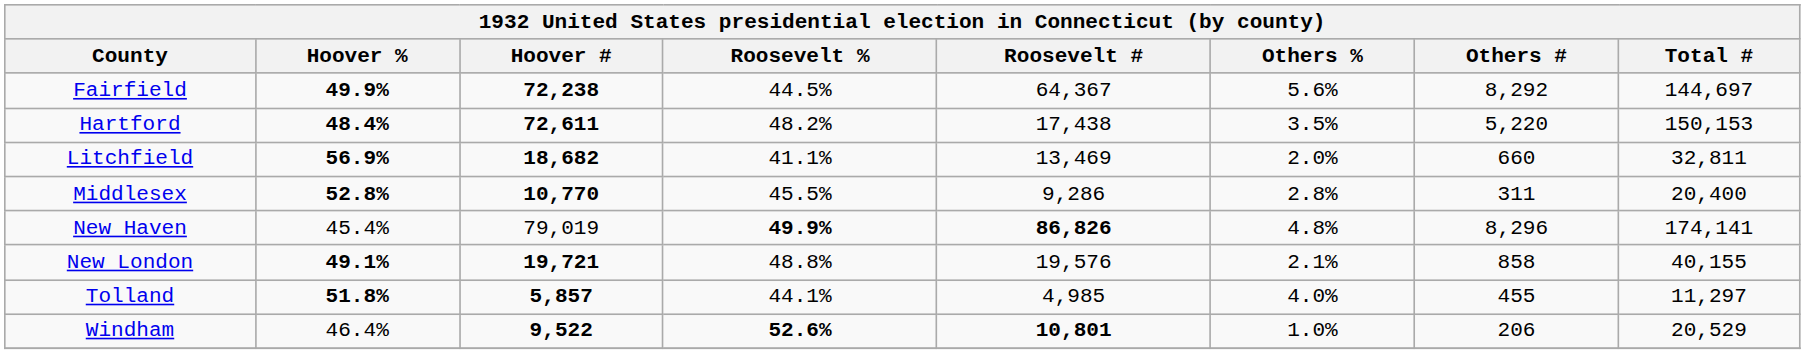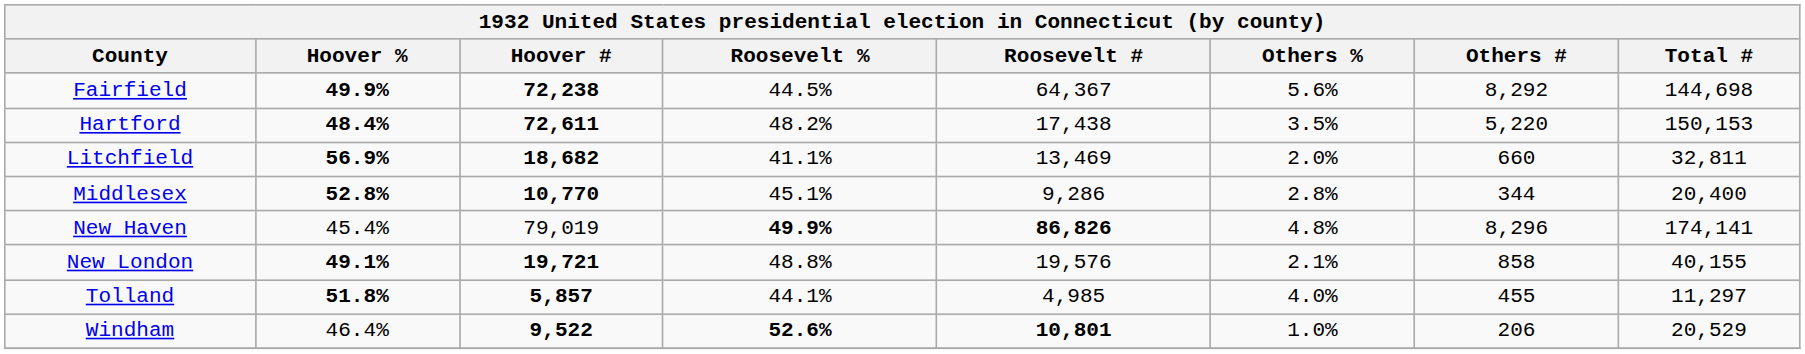(1709, 91) 144,697 -> (1709, 91) 144,698
(800, 194) 45.5% -> (800, 194) 45.1%
(1516, 194) 311 -> (1516, 194) 344
